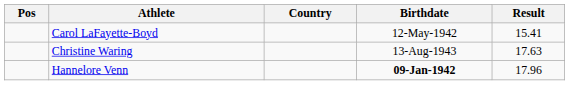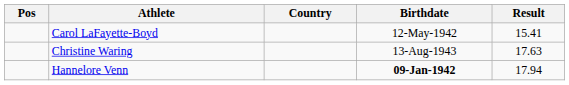(529, 70) 17.96 -> (529, 70) 17.94
